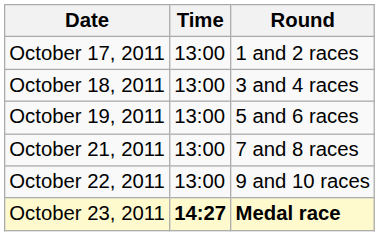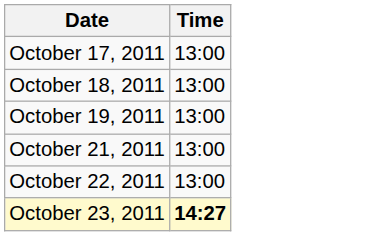- column: (303, 20)
